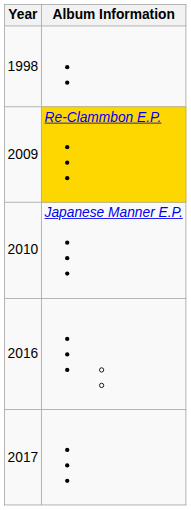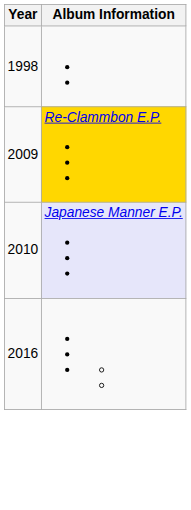(114, 243) no background -> (114, 243) lavender background
- row: (23, 457)
